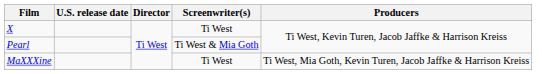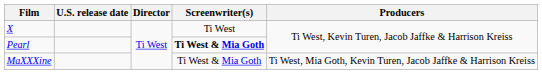(217, 45) normal -> (219, 45) bold
(217, 61) Ti West -> (219, 61) Ti West & Mia Goth
